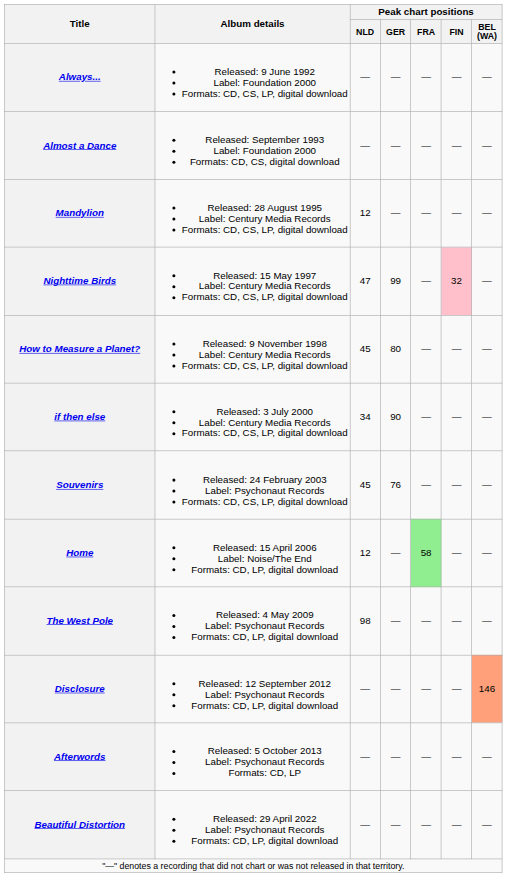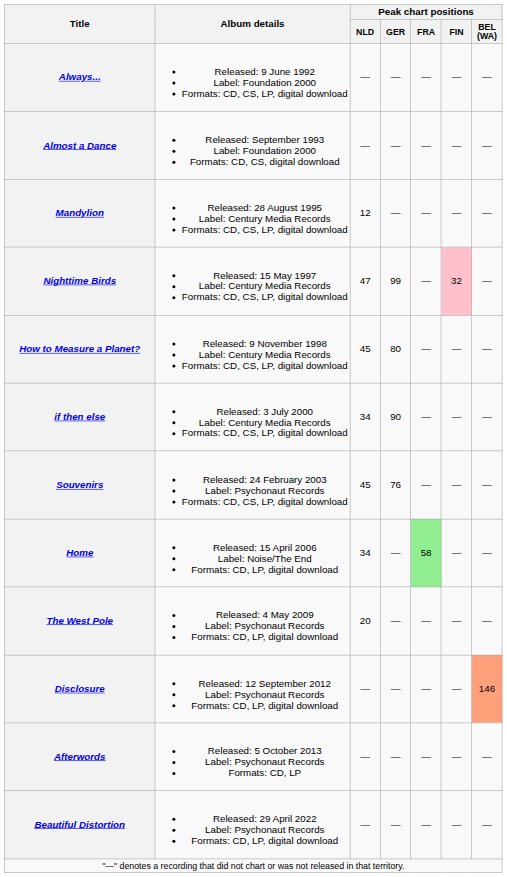(365, 553) 12 -> (365, 553) 34
(365, 621) 98 -> (365, 621) 20
